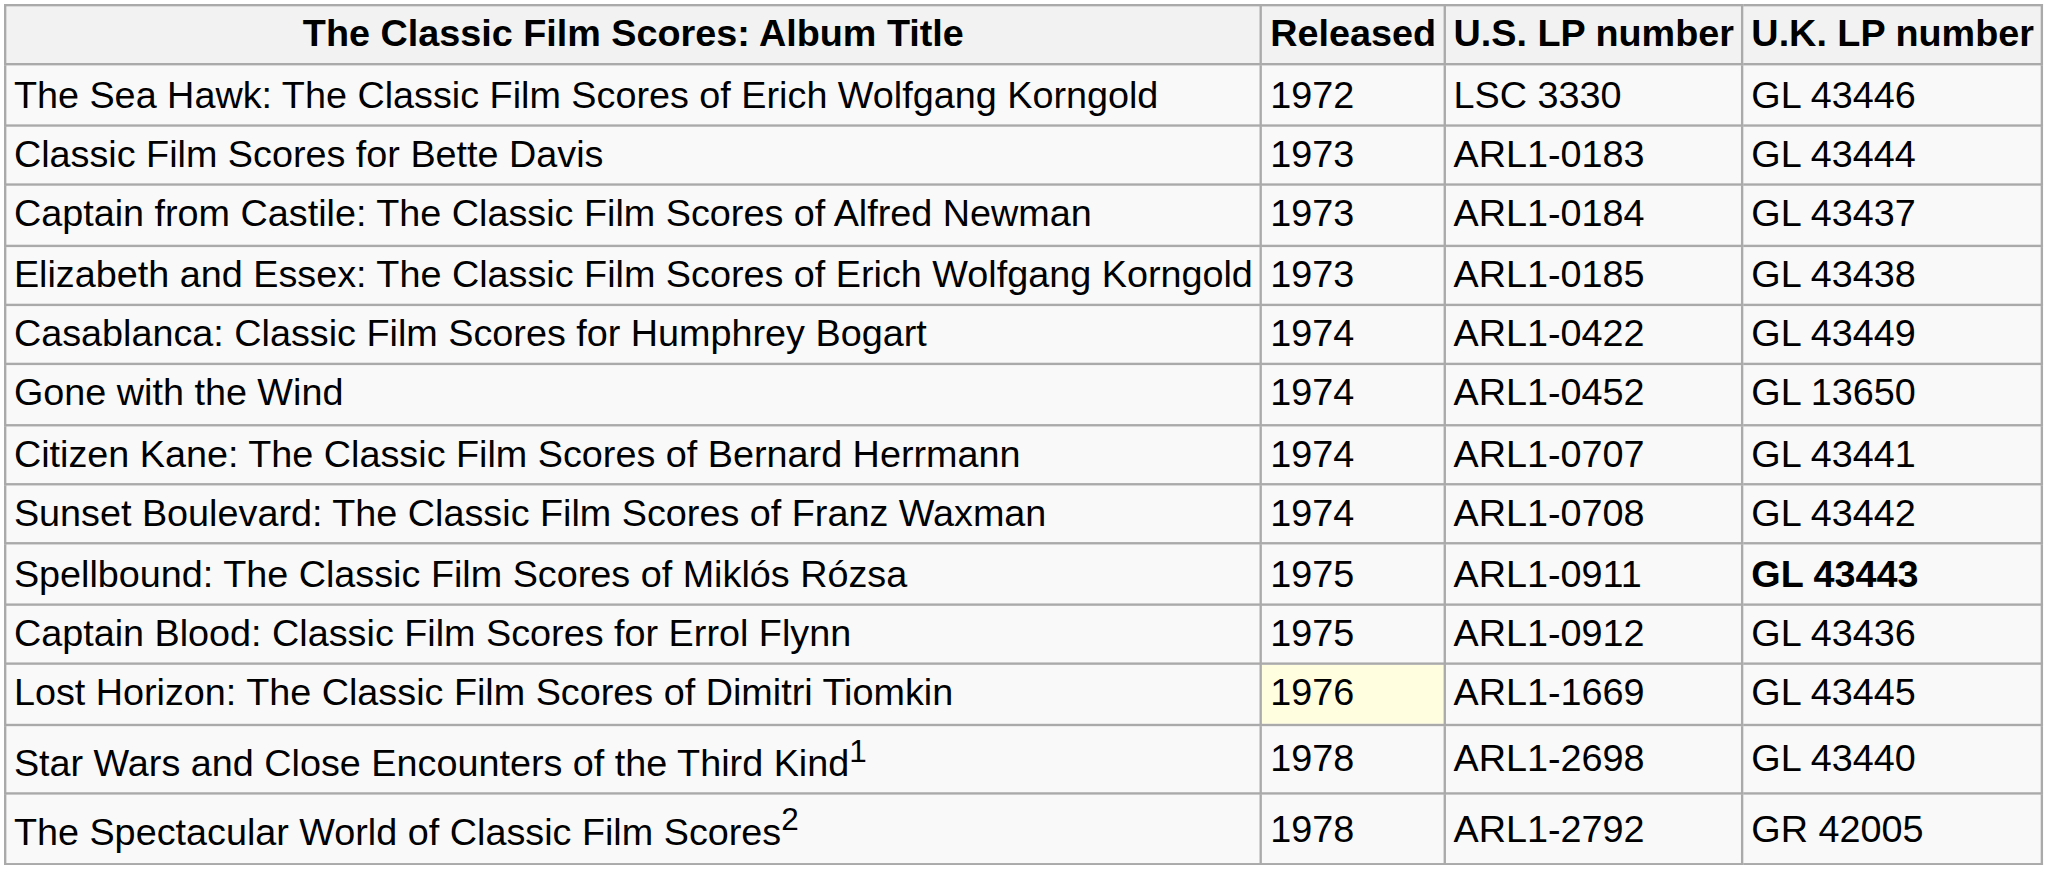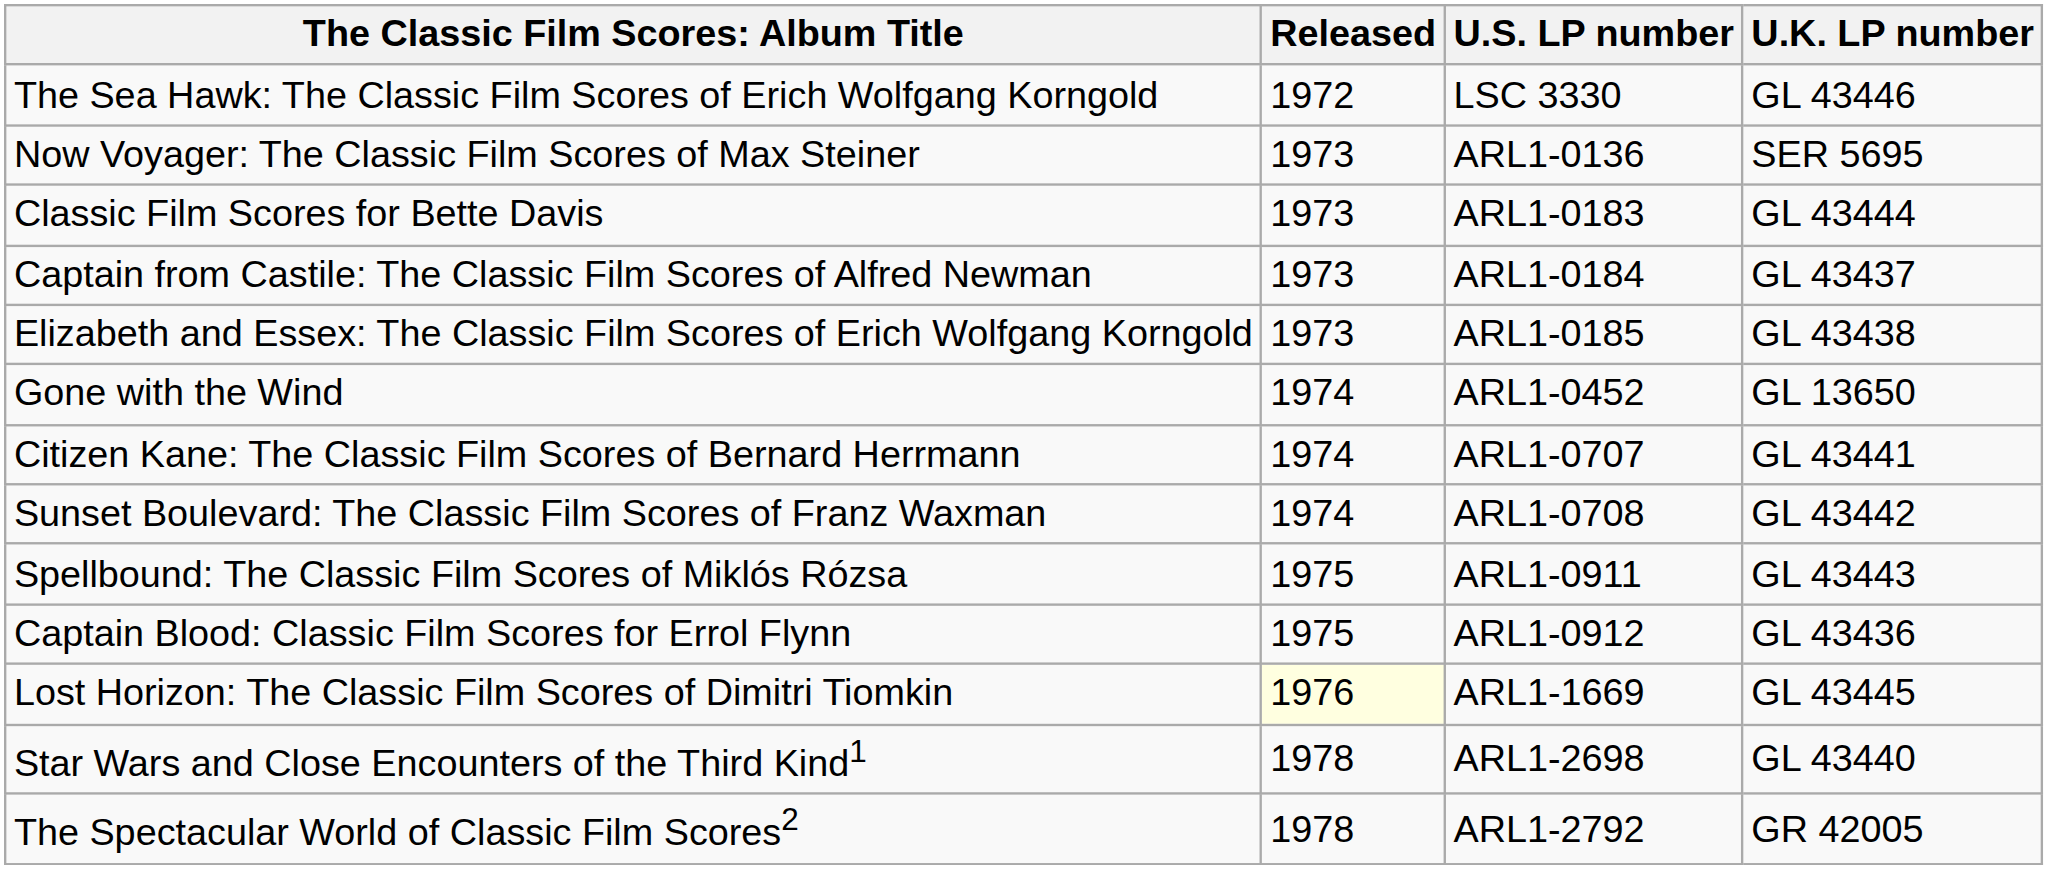+ row: (467, 154)
- row: (470, 333)
(1835, 573) bold -> (1834, 573) normal
